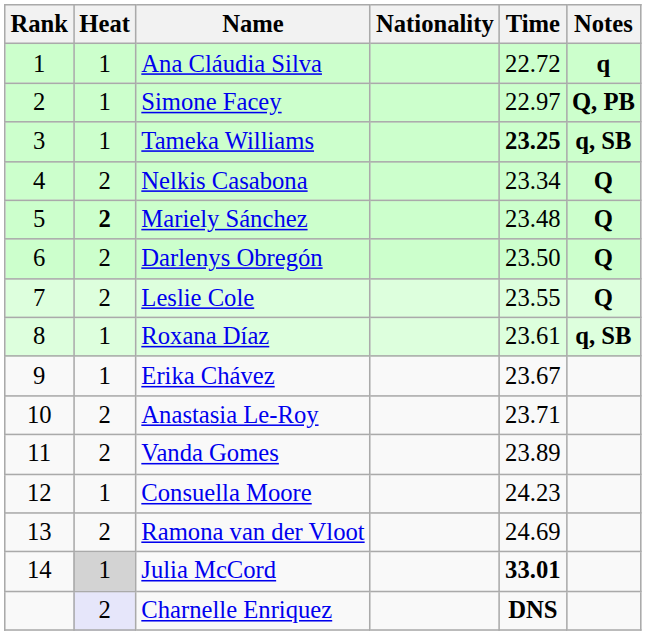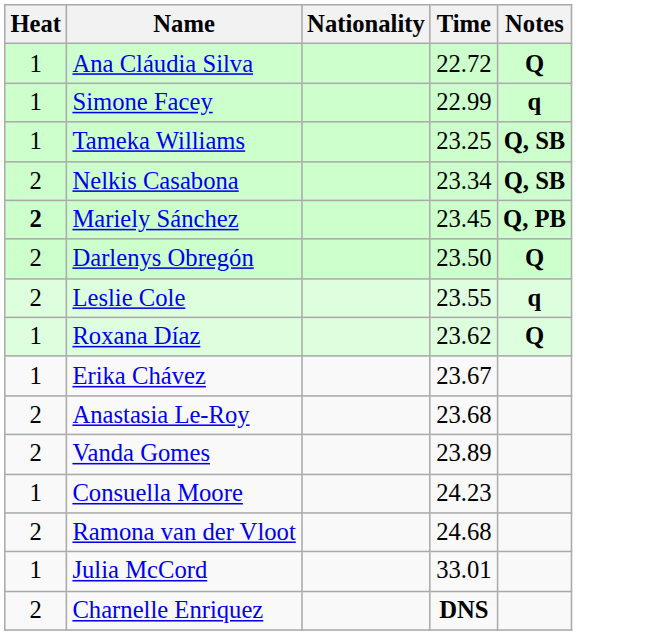- column: (39, 24)
(603, 63) q -> (534, 63) Q
(533, 102) 22.97 -> (464, 102) 22.99
(603, 102) Q, PB -> (534, 102) q
(533, 141) bold -> (464, 141) normal
(603, 141) q, SB -> (534, 141) Q, SB
(603, 180) Q -> (534, 180) Q, SB
(533, 219) 23.48 -> (464, 219) 23.45
(603, 219) Q -> (534, 219) Q, PB
(603, 297) Q -> (534, 297) q
(533, 336) 23.61 -> (464, 336) 23.62
(603, 336) q, SB -> (534, 336) Q
(533, 414) 23.71 -> (464, 414) 23.68
(533, 532) 24.69 -> (464, 532) 24.68
(105, 571) lightgrey background -> (36, 571) no background
(533, 571) bold -> (464, 571) normal
(105, 610) lavender background -> (36, 610) no background
